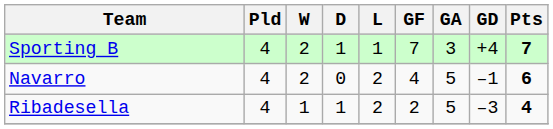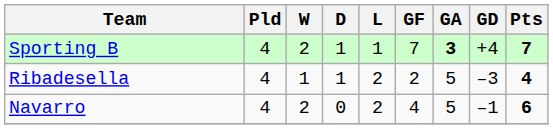(451, 49) normal -> (451, 49) bold
rows swapped: (47, 79) <-> (69, 109)
